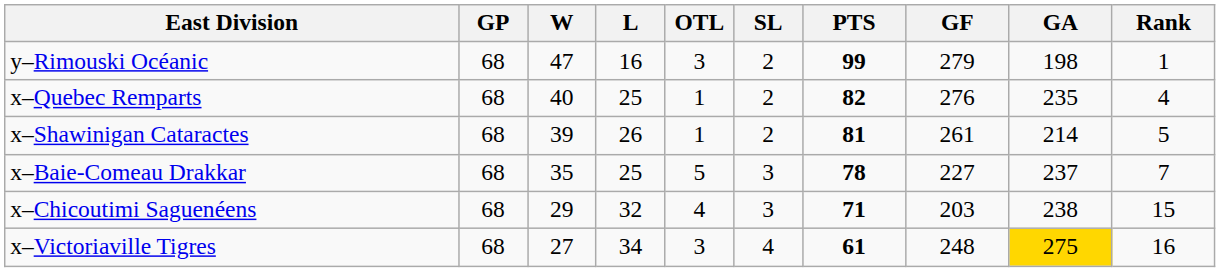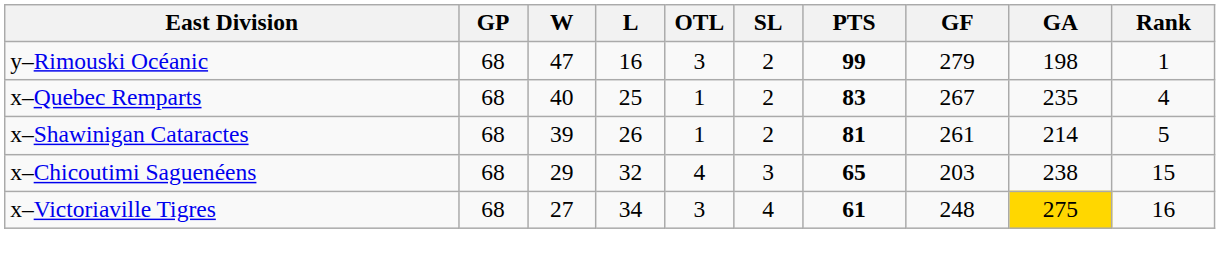(854, 97) 82 -> (854, 97) 83
(957, 97) 276 -> (957, 97) 267
- row: (128, 172)
(854, 209) 71 -> (854, 172) 65
